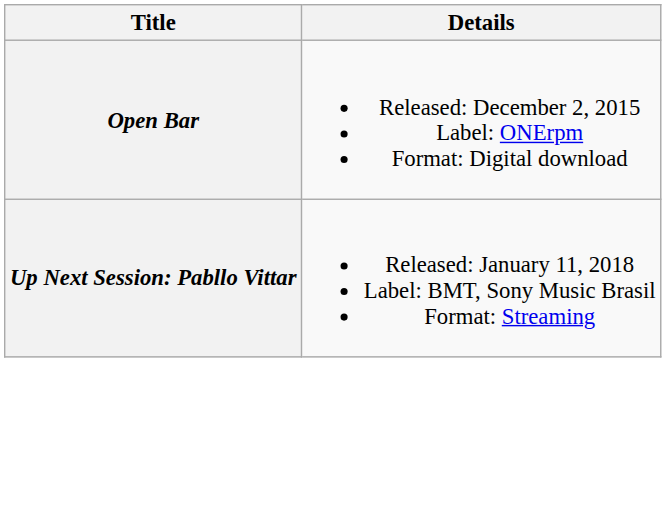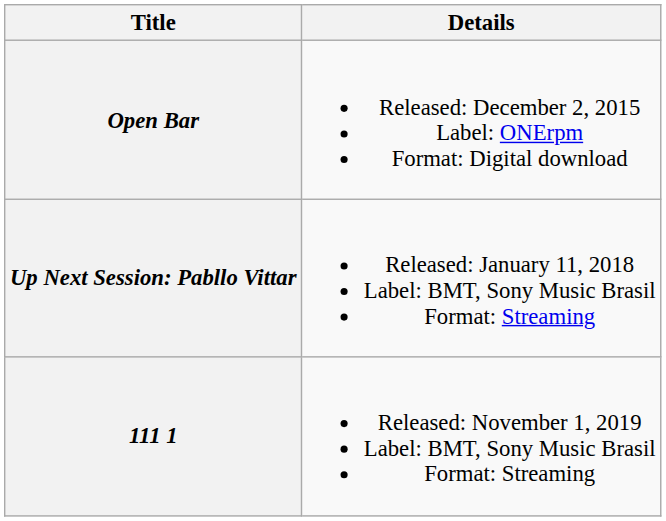+ row: (153, 435)
